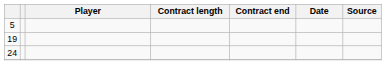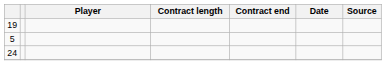rows swapped: (12, 26) <-> (12, 39)
